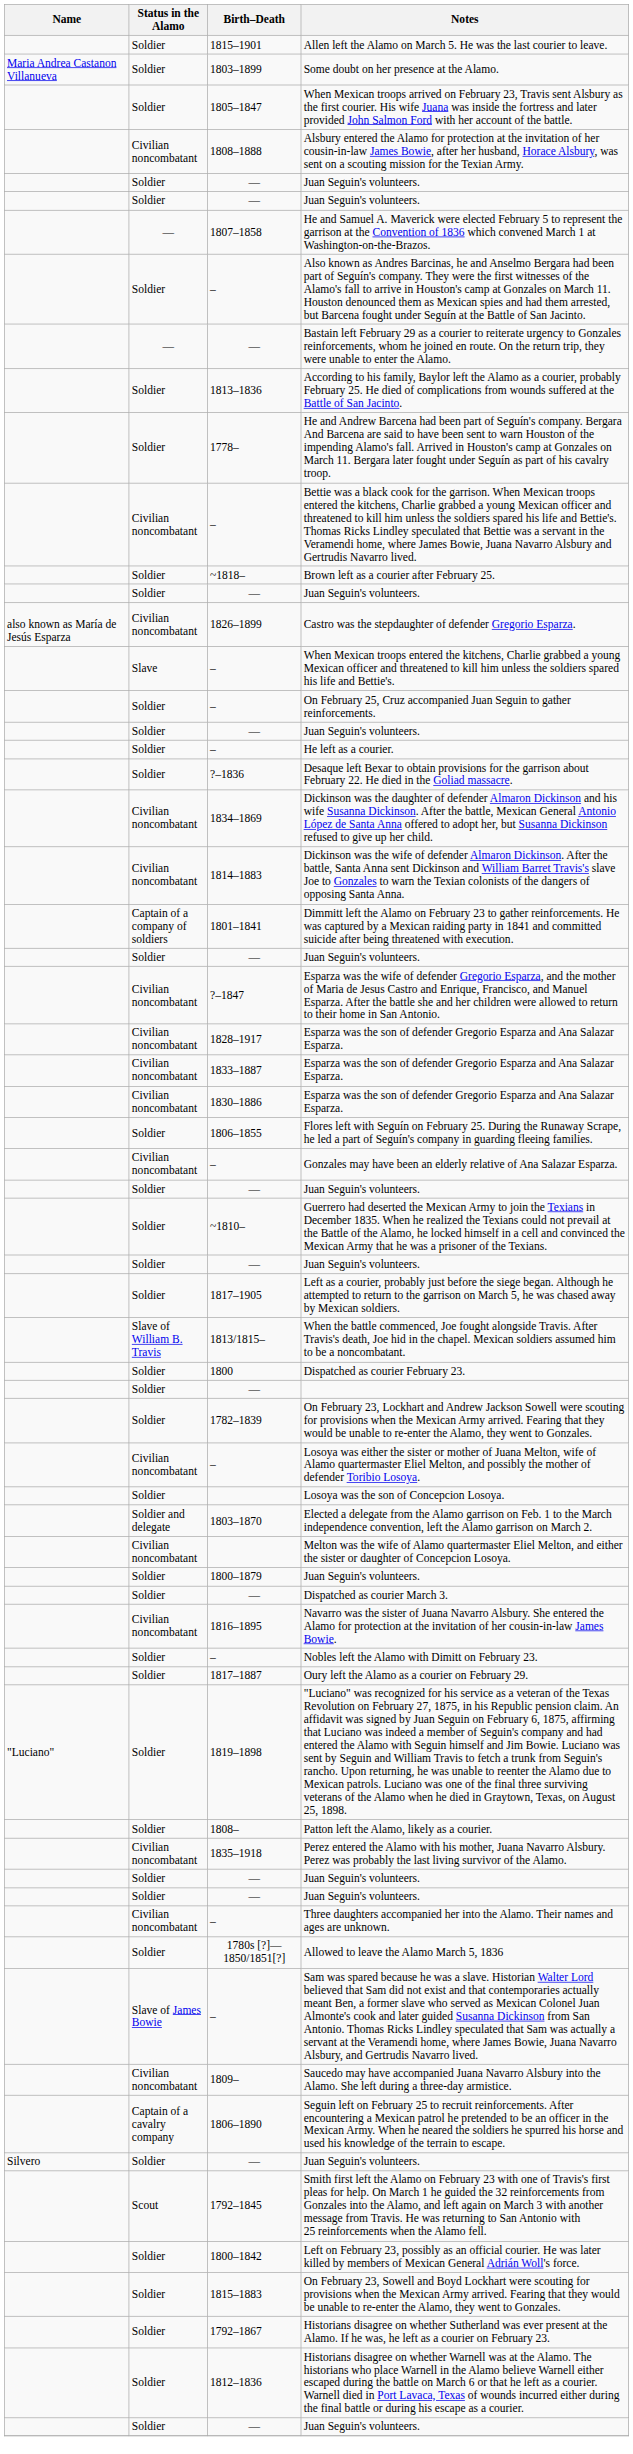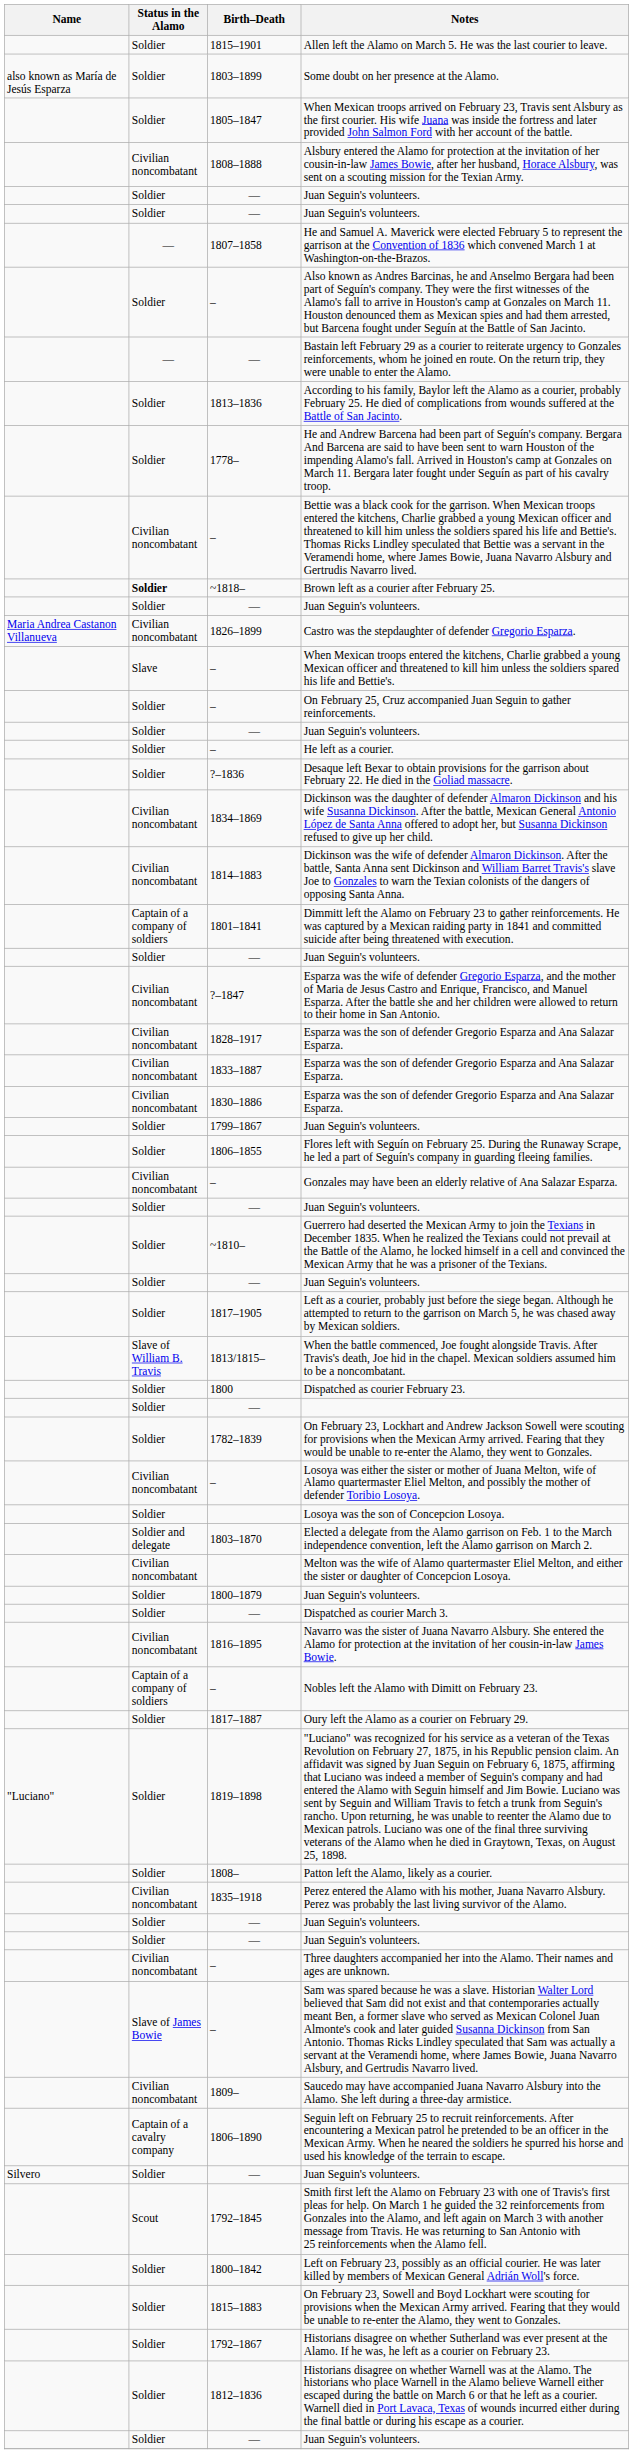(62, 69) Maria Andrea Castanon Villanueva -> (62, 82) also known as María de Jesús Esparza
(148, 575) normal -> (149, 588) bold
(62, 631) also known as María de Jesús Esparza -> (62, 631) Maria Andrea Castanon Villanueva
+ row: (236, 1126)
(148, 1657) Soldier -> (160, 1688) Captain of a company of soldiers
- row: (254, 1952)
